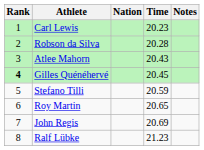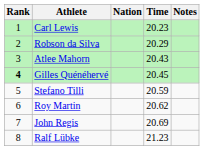(157, 43) 20.28 -> (157, 43) 20.29
(157, 106) 20.65 -> (157, 106) 20.62
